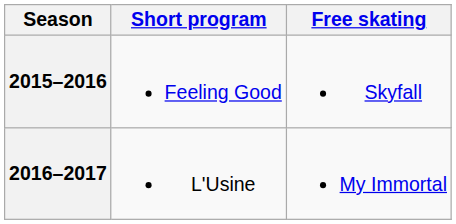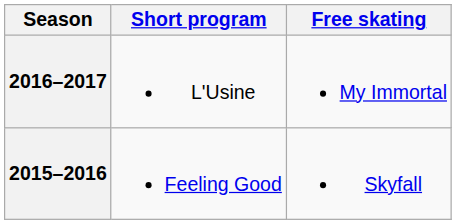rows swapped: (58, 173) <-> (58, 81)
